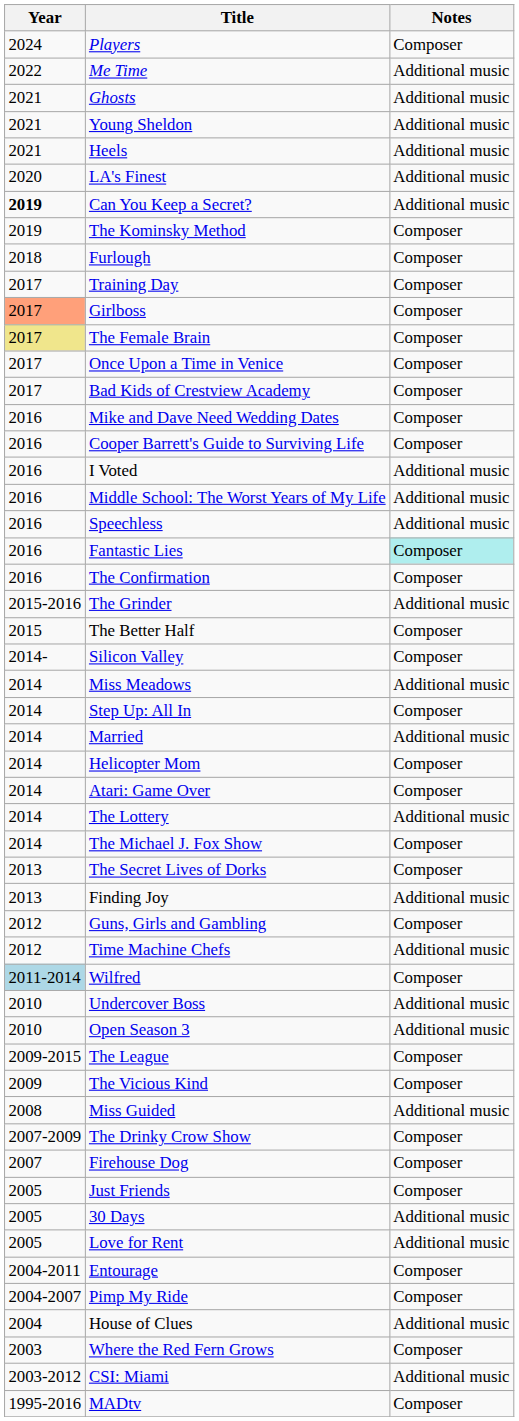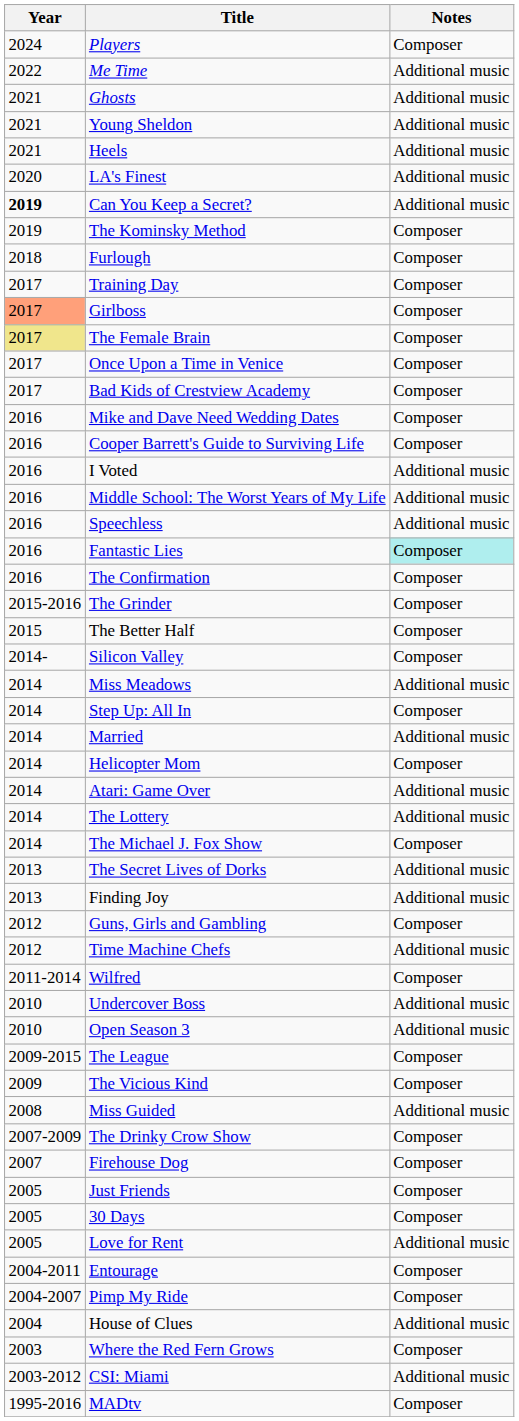(451, 603) Additional music -> (428, 603) Composer
(428, 790) Composer -> (451, 790) Additional music
(428, 870) Composer -> (451, 870) Additional music
(44, 976) lightblue background -> (44, 976) no background
(451, 1216) Additional music -> (428, 1216) Composer
